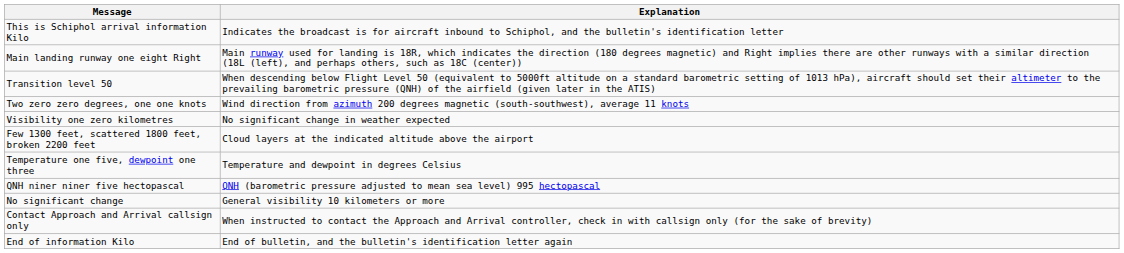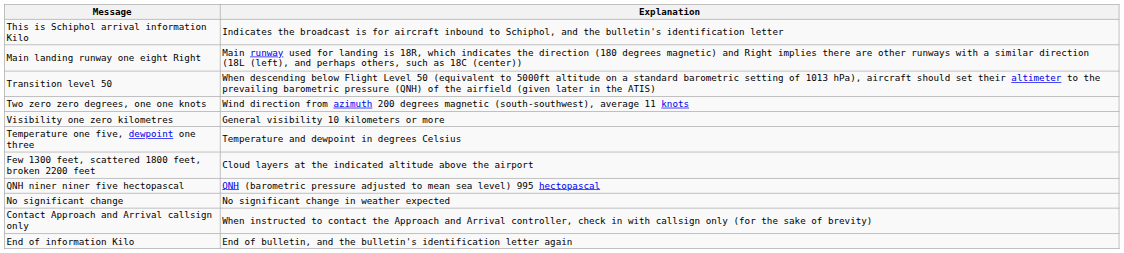(336, 119) No significant change in weather expected -> (333, 119) General visibility 10 kilometers or more
rows swapped: (104, 139) <-> (101, 165)
(333, 201) General visibility 10 kilometers or more -> (336, 201) No significant change in weather expected
